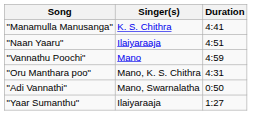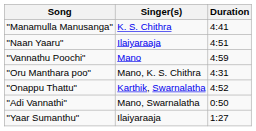+ row: (42, 88)
